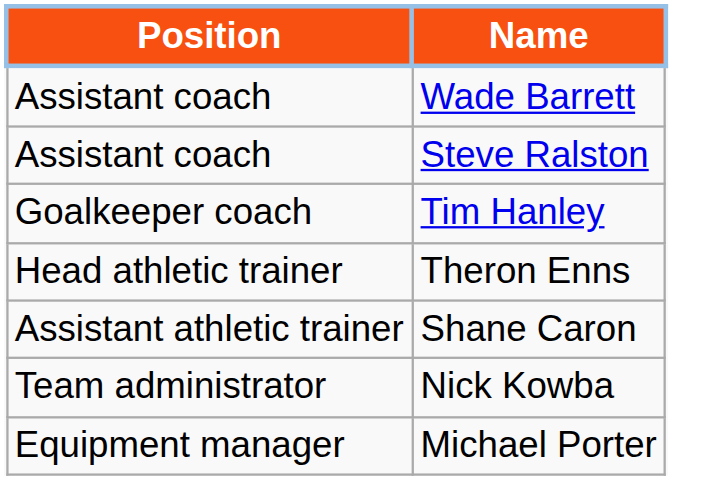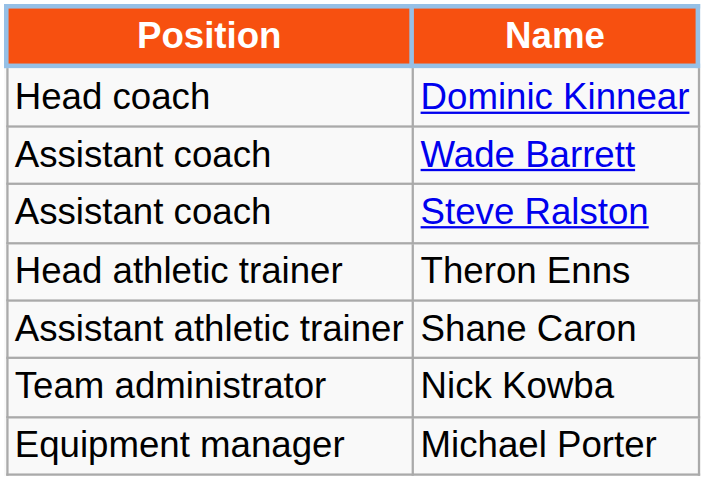+ row: (555, 96)
- row: (513, 212)
